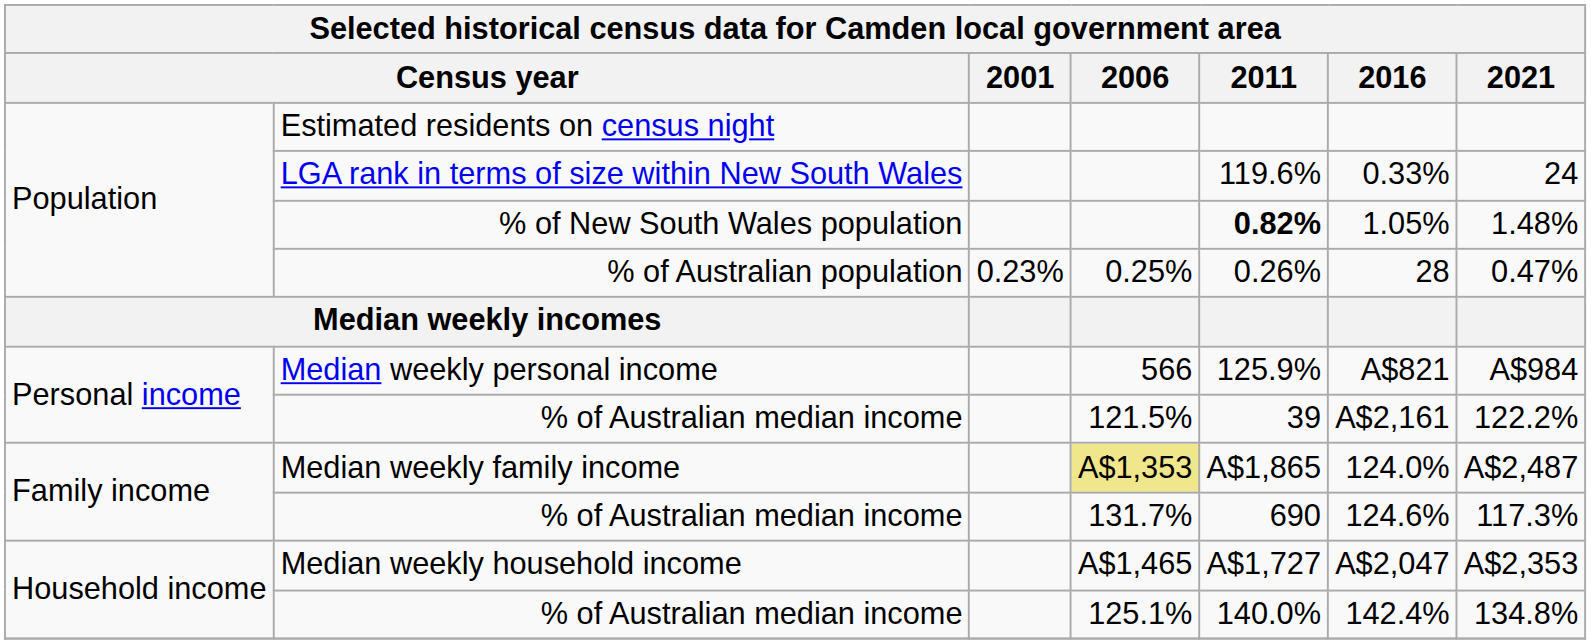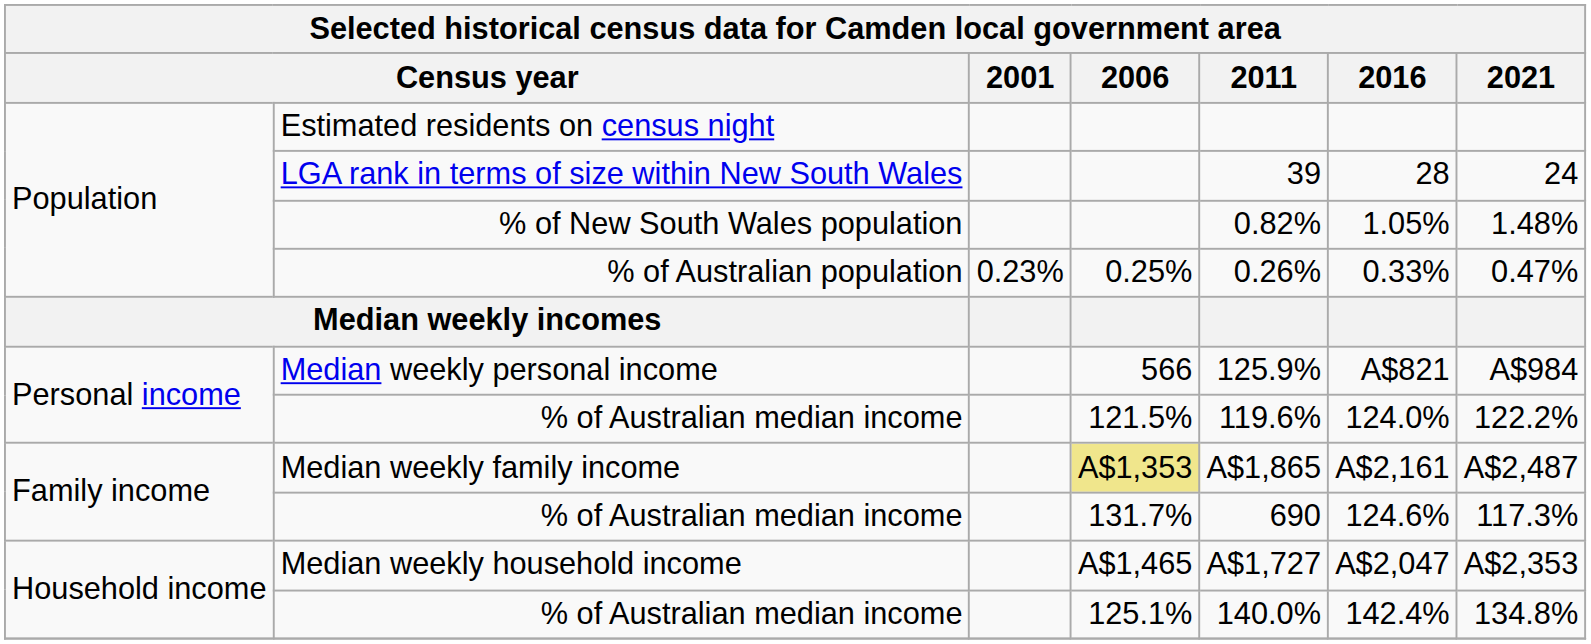(1270, 175) 119.6% -> (1304, 175) 39
(1406, 175) 0.33% -> (1432, 175) 28
(1277, 223) bold -> (1277, 223) normal
(1432, 272) 28 -> (1406, 272) 0.33%
(1304, 418) 39 -> (1270, 418) 119.6%
(1392, 418) A$2,161 -> (1397, 418) 124.0%
(1397, 467) 124.0% -> (1392, 467) A$2,161
